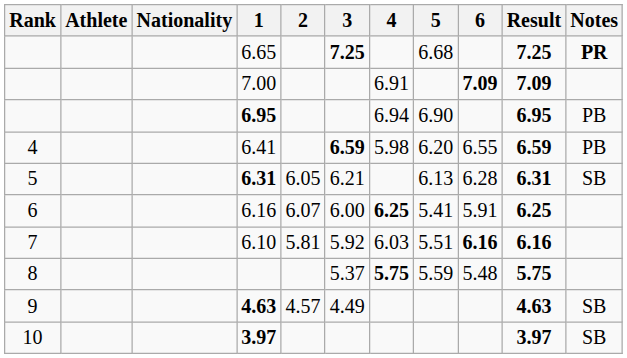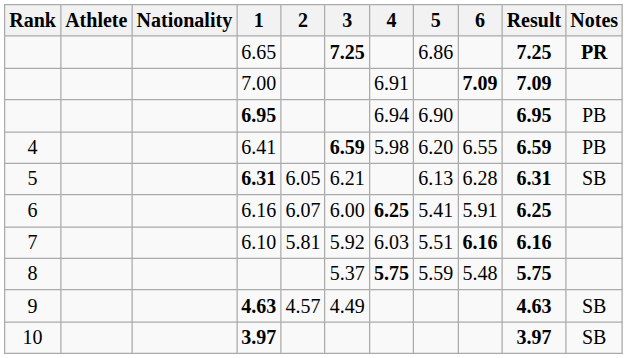(436, 52) 6.68 -> (436, 52) 6.86
